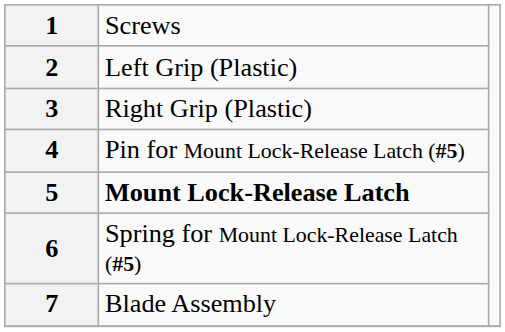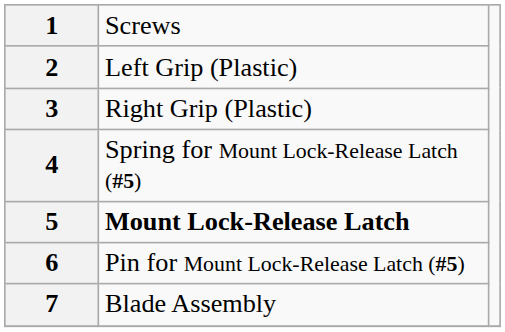(285, 150) Pin for Mount Lock-Release Latch (#5) -> (281, 164) Spring for Mount Lock-Release Latch (#5)
(281, 248) Spring for Mount Lock-Release Latch (#5) -> (285, 262) Pin for Mount Lock-Release Latch (#5)
